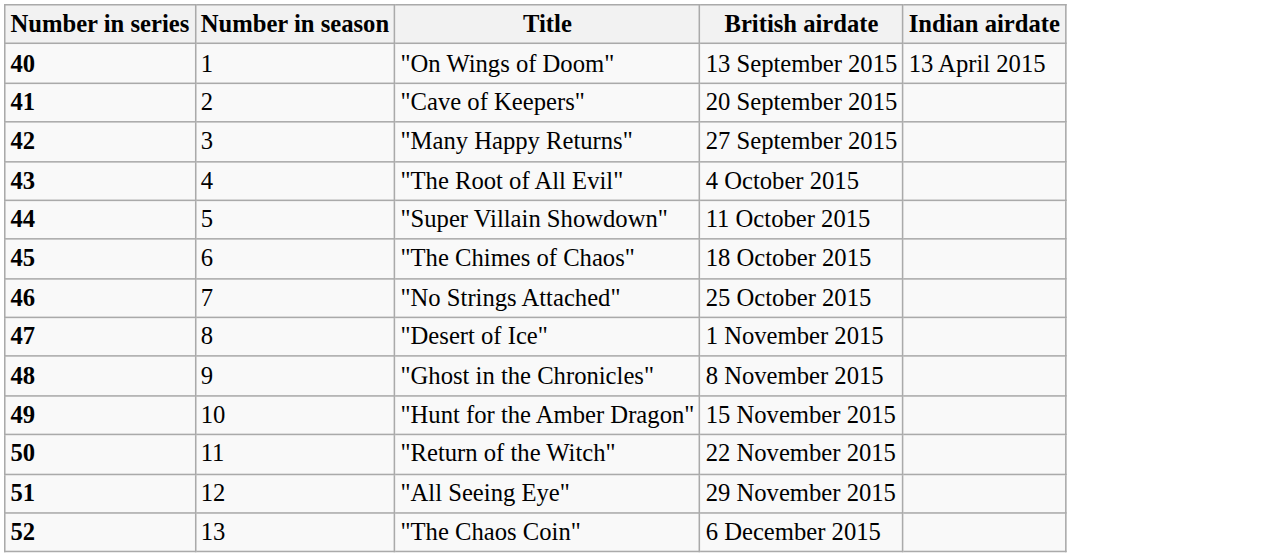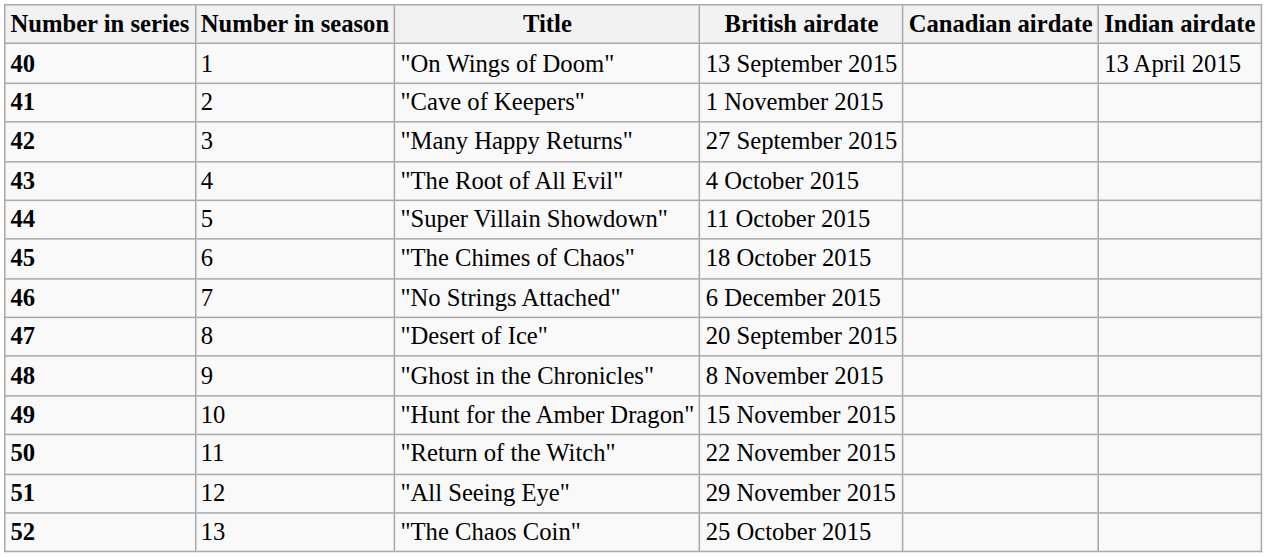+ column: (1001, 24)
(801, 102) 20 September 2015 -> (795, 102) 1 November 2015
(788, 297) 25 October 2015 -> (793, 297) 6 December 2015
(795, 336) 1 November 2015 -> (801, 336) 20 September 2015
(793, 532) 6 December 2015 -> (788, 532) 25 October 2015
